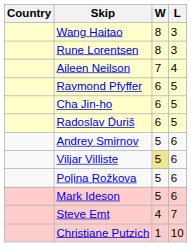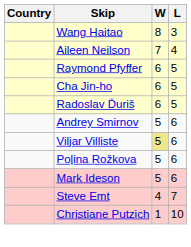- row: (97, 50)
